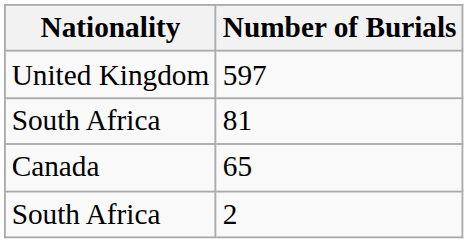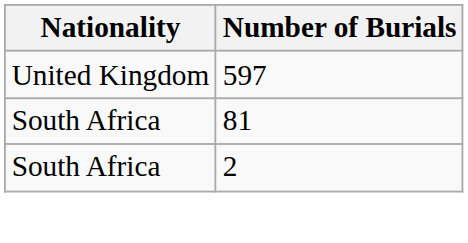- row: (237, 167)
